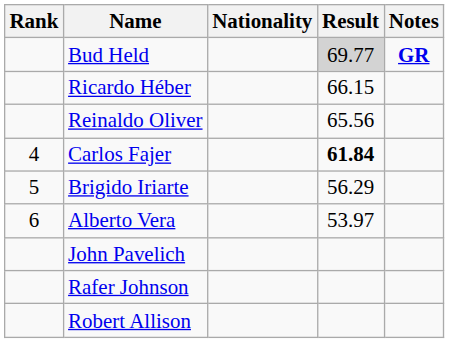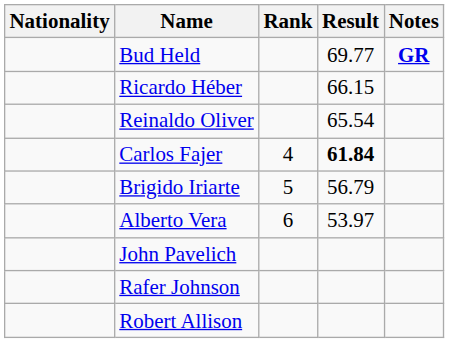columns swapped: (34, 21) <-> (262, 21)
(351, 54) lightgrey background -> (351, 54) no background
(351, 120) 65.56 -> (351, 120) 65.54
(351, 187) 56.29 -> (351, 187) 56.79
